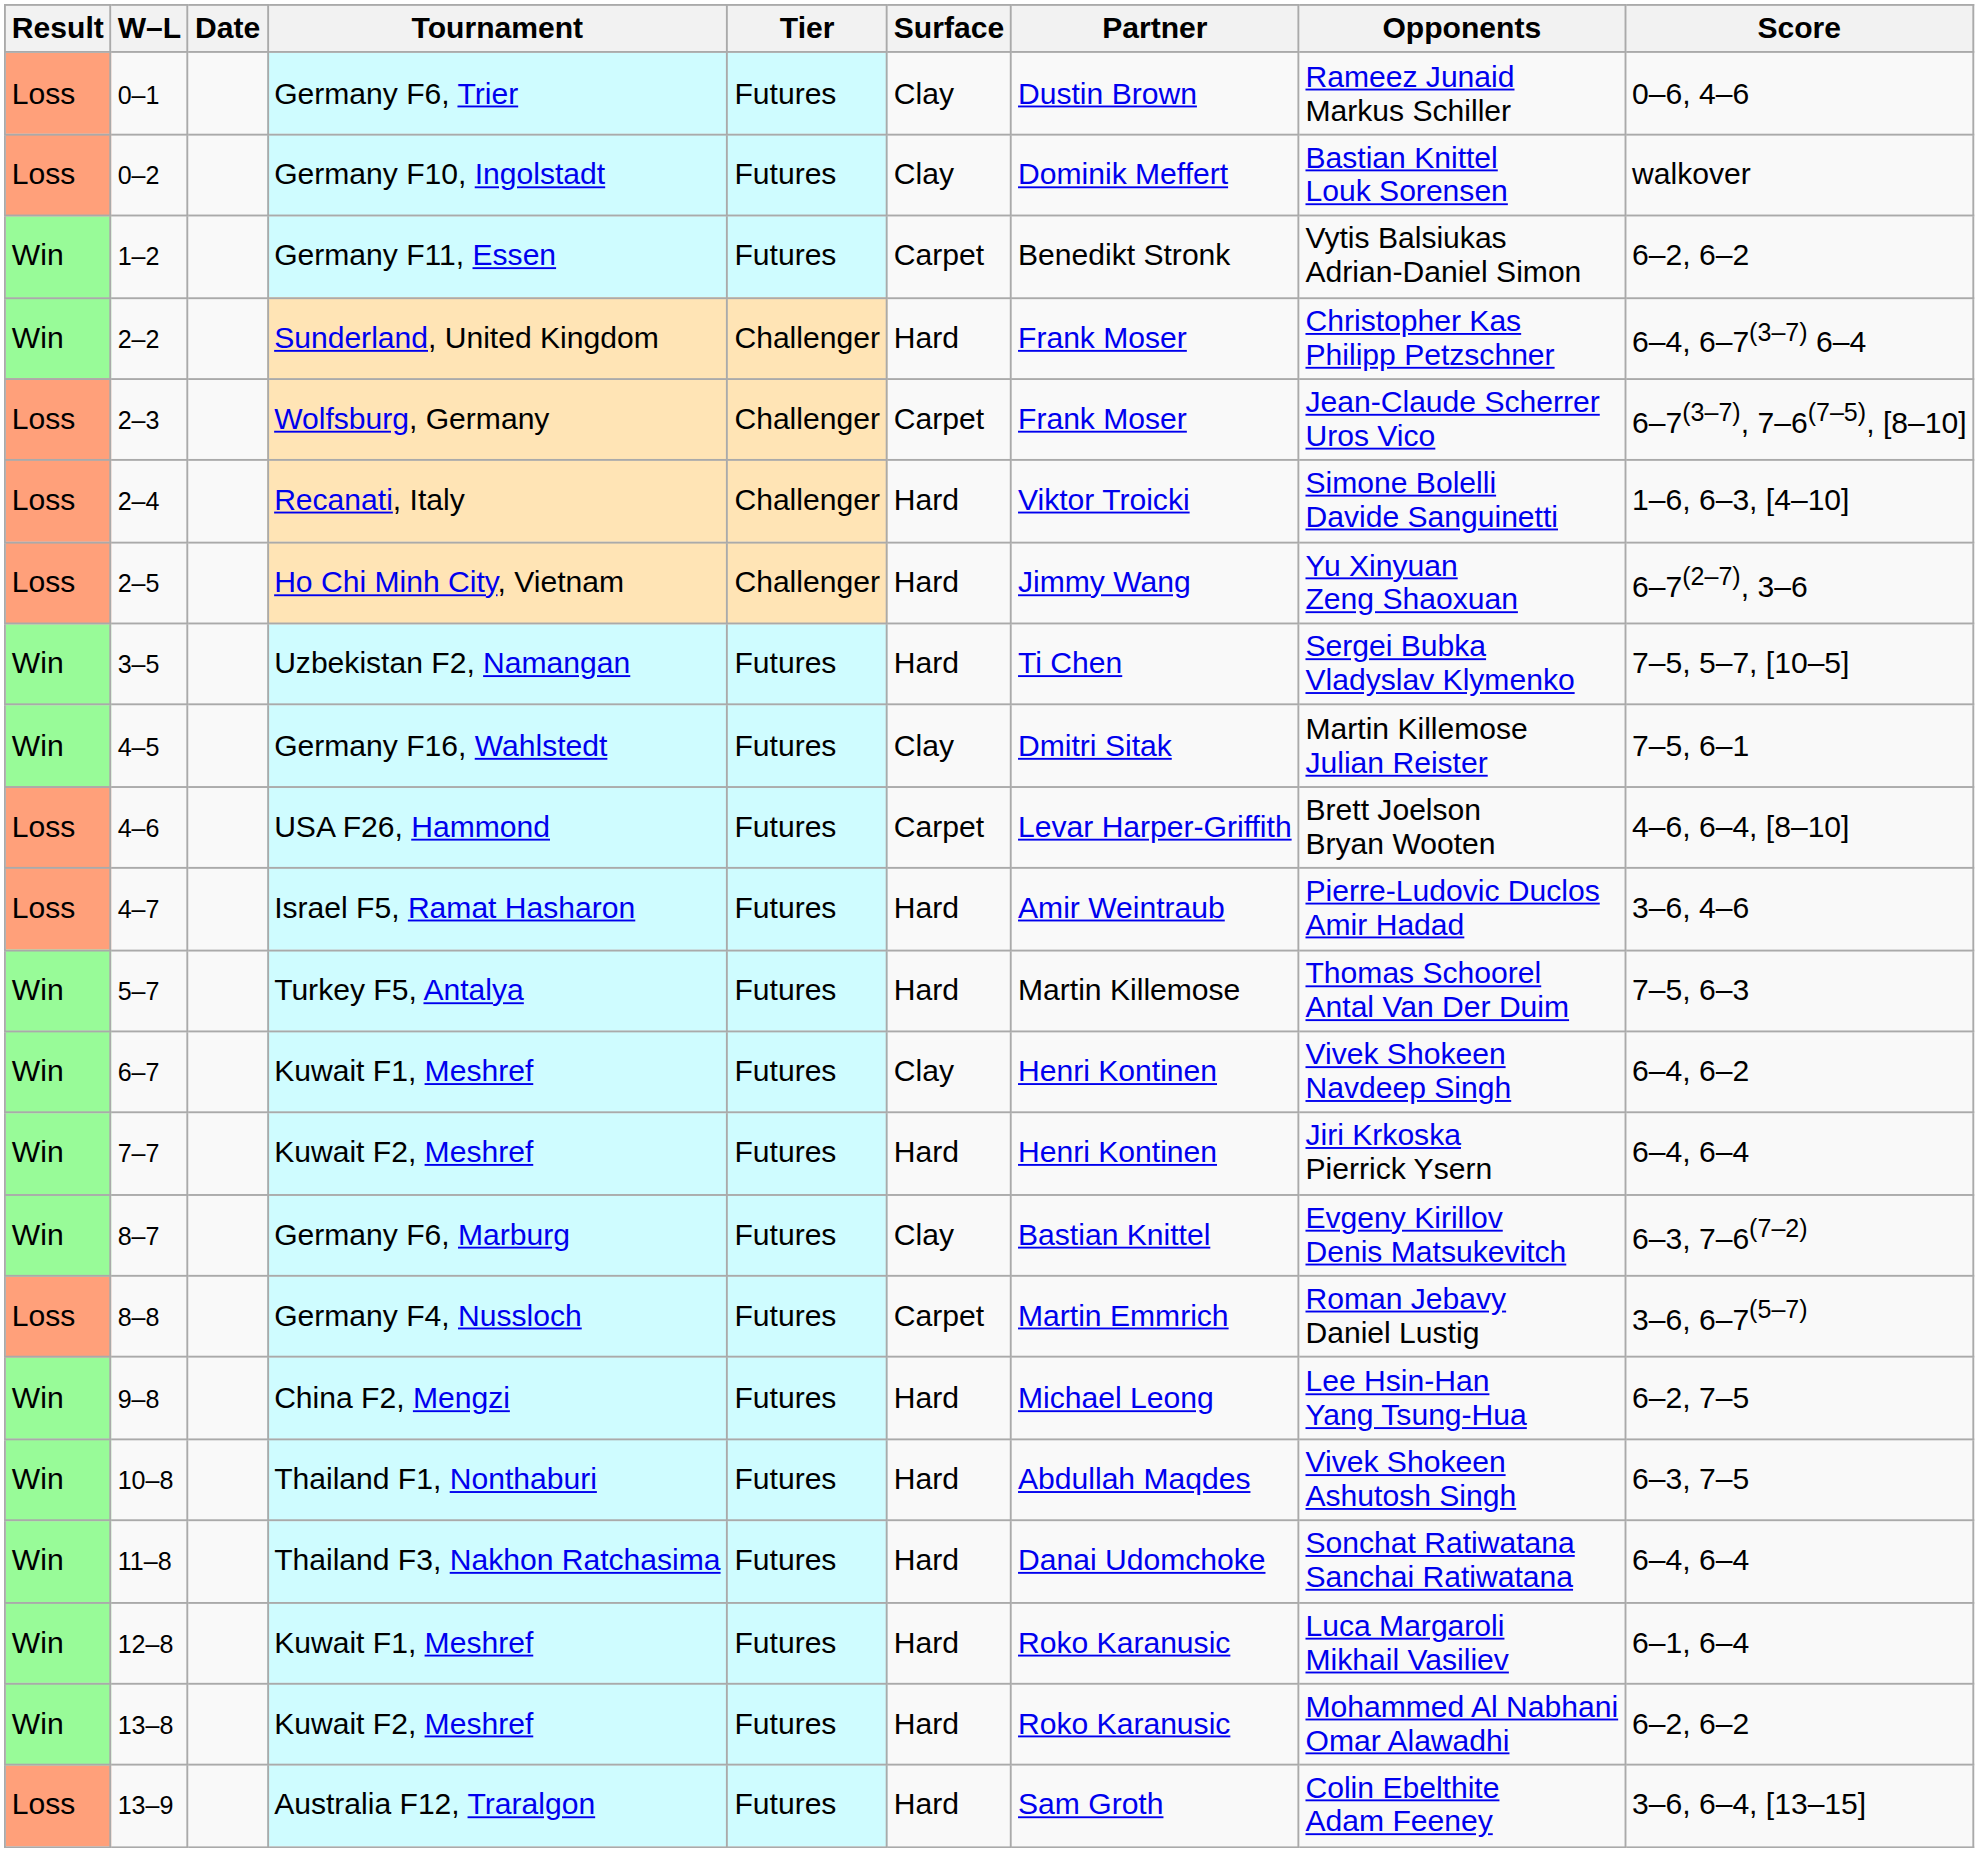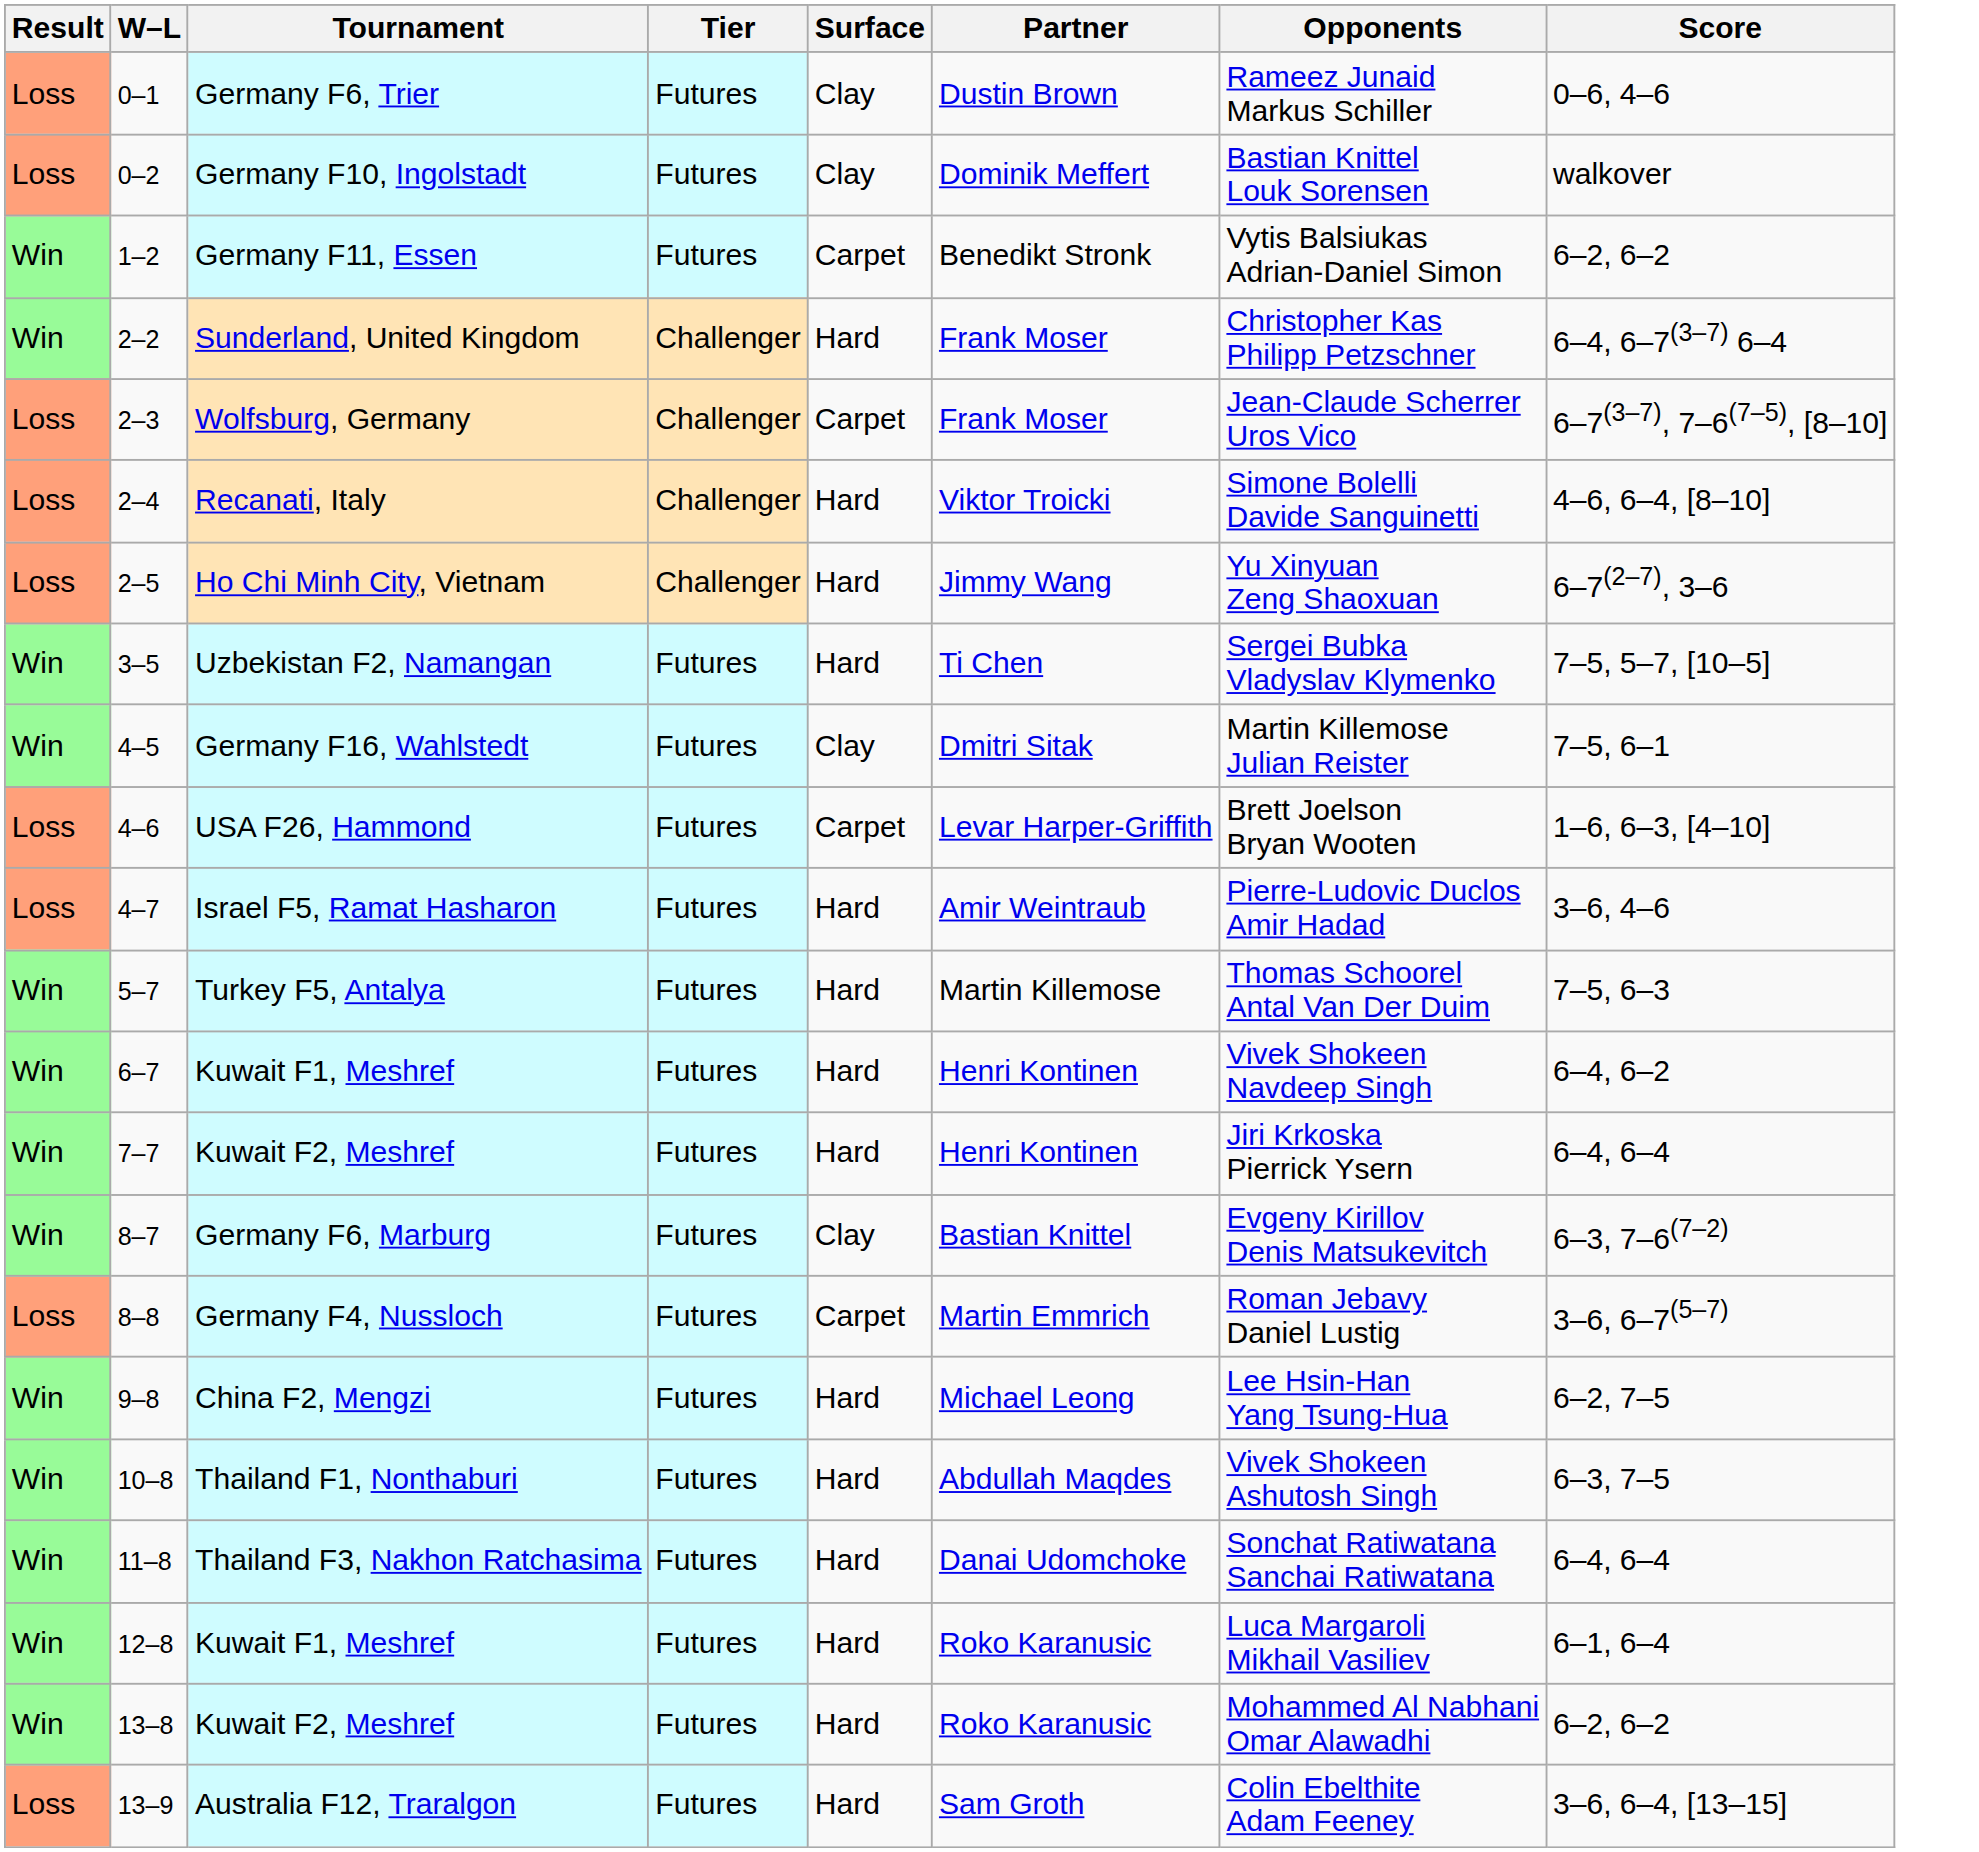- column: (228, 28)
(1741, 500) 1–6, 6–3, [4–10] -> (1662, 500) 4–6, 6–4, [8–10]
(1741, 826) 4–6, 6–4, [8–10] -> (1662, 826) 1–6, 6–3, [4–10]
(924, 1071) Clay -> (847, 1071) Hard
